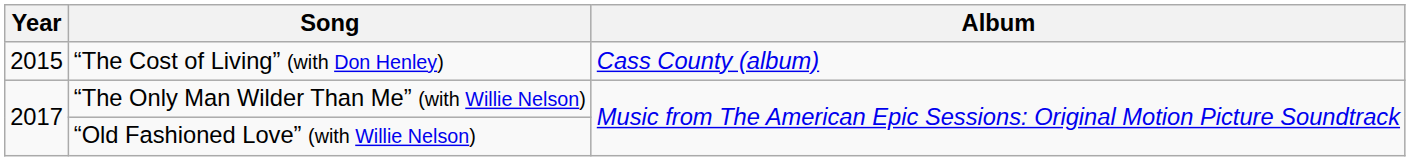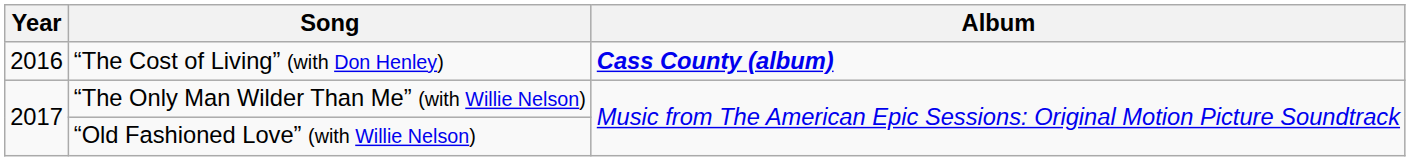(37, 60) 2015 -> (37, 60) 2016
(708, 60) normal -> (715, 60) bold
